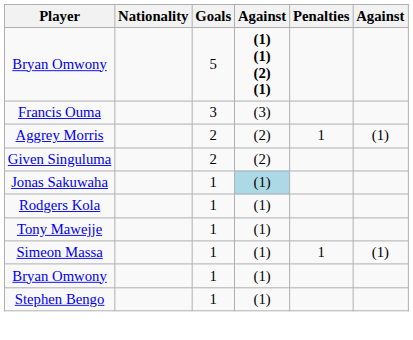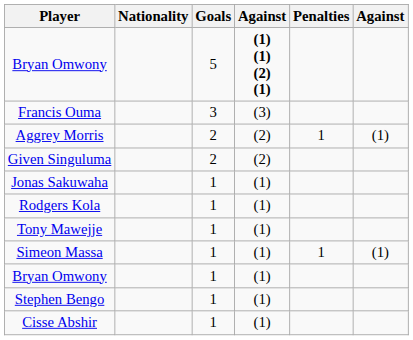(262, 182) lightblue background -> (262, 182) no background
+ row: (60, 322)
